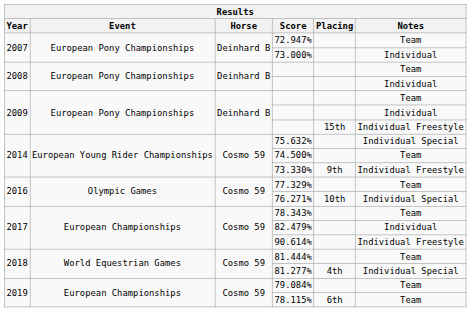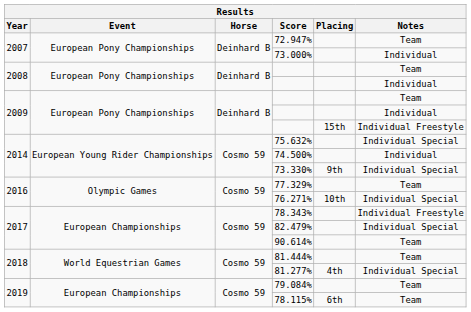(411, 156) Team -> (411, 156) Individual
(411, 170) Individual Freestyle -> (411, 170) Individual Special
(411, 213) Team -> (411, 213) Individual Freestyle
(411, 228) Individual -> (411, 228) Individual Special
(411, 242) Individual Freestyle -> (411, 242) Team
